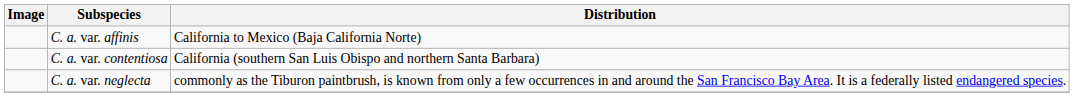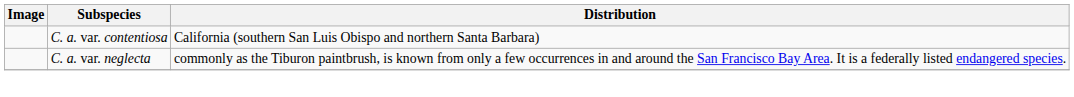- row: (95, 37)
